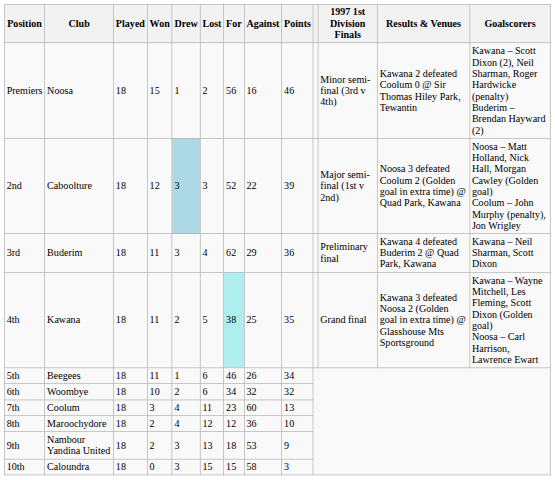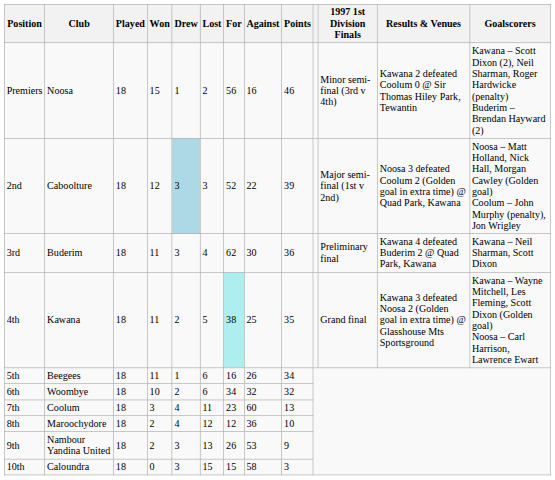(251, 253) 29 -> (251, 253) 30
(231, 375) 46 -> (231, 375) 16
(231, 445) 18 -> (231, 445) 26
